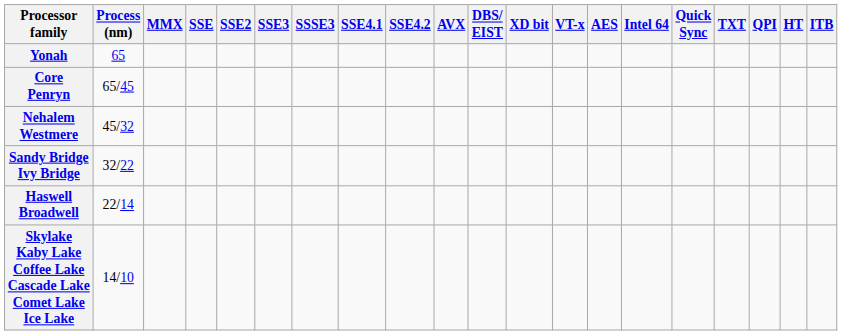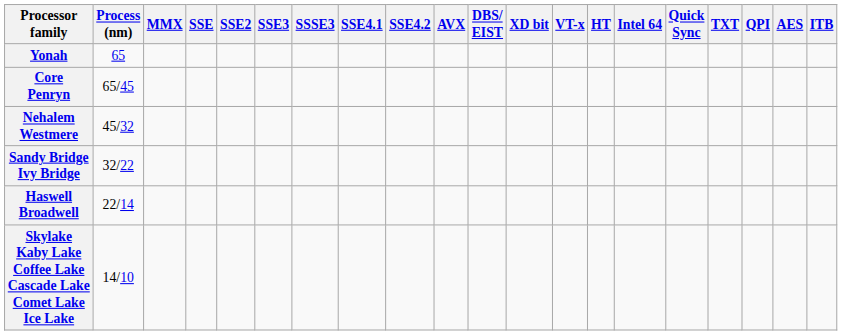columns swapped: (604, 24) <-> (793, 24)
